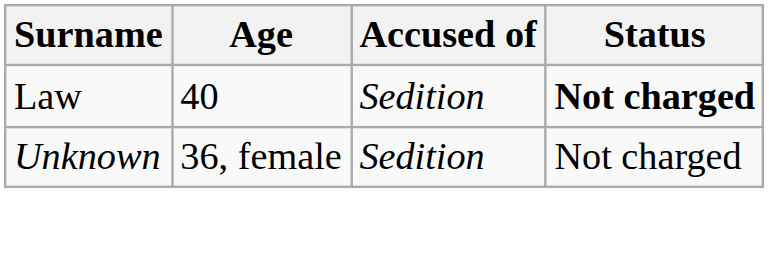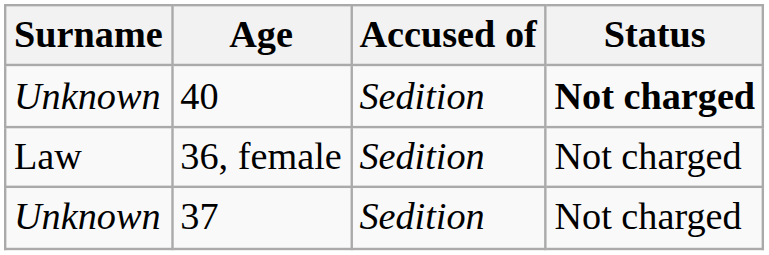(48, 95) Law -> (87, 95) Unknown
(87, 156) Unknown -> (48, 156) Law
+ row: (199, 216)
